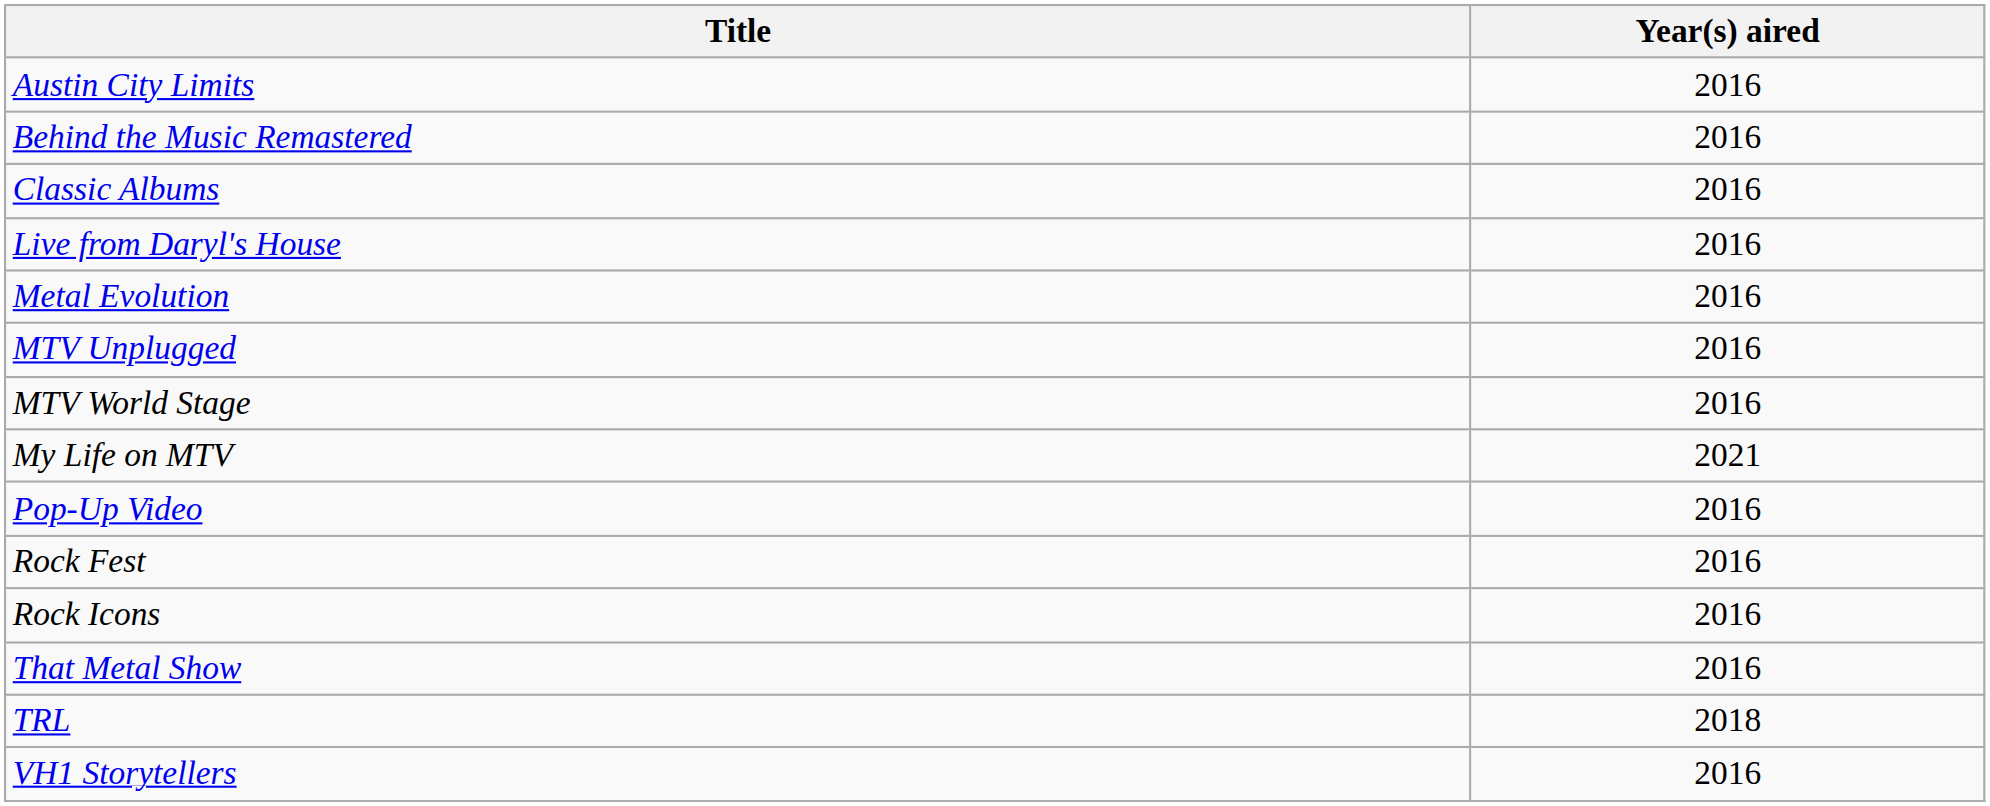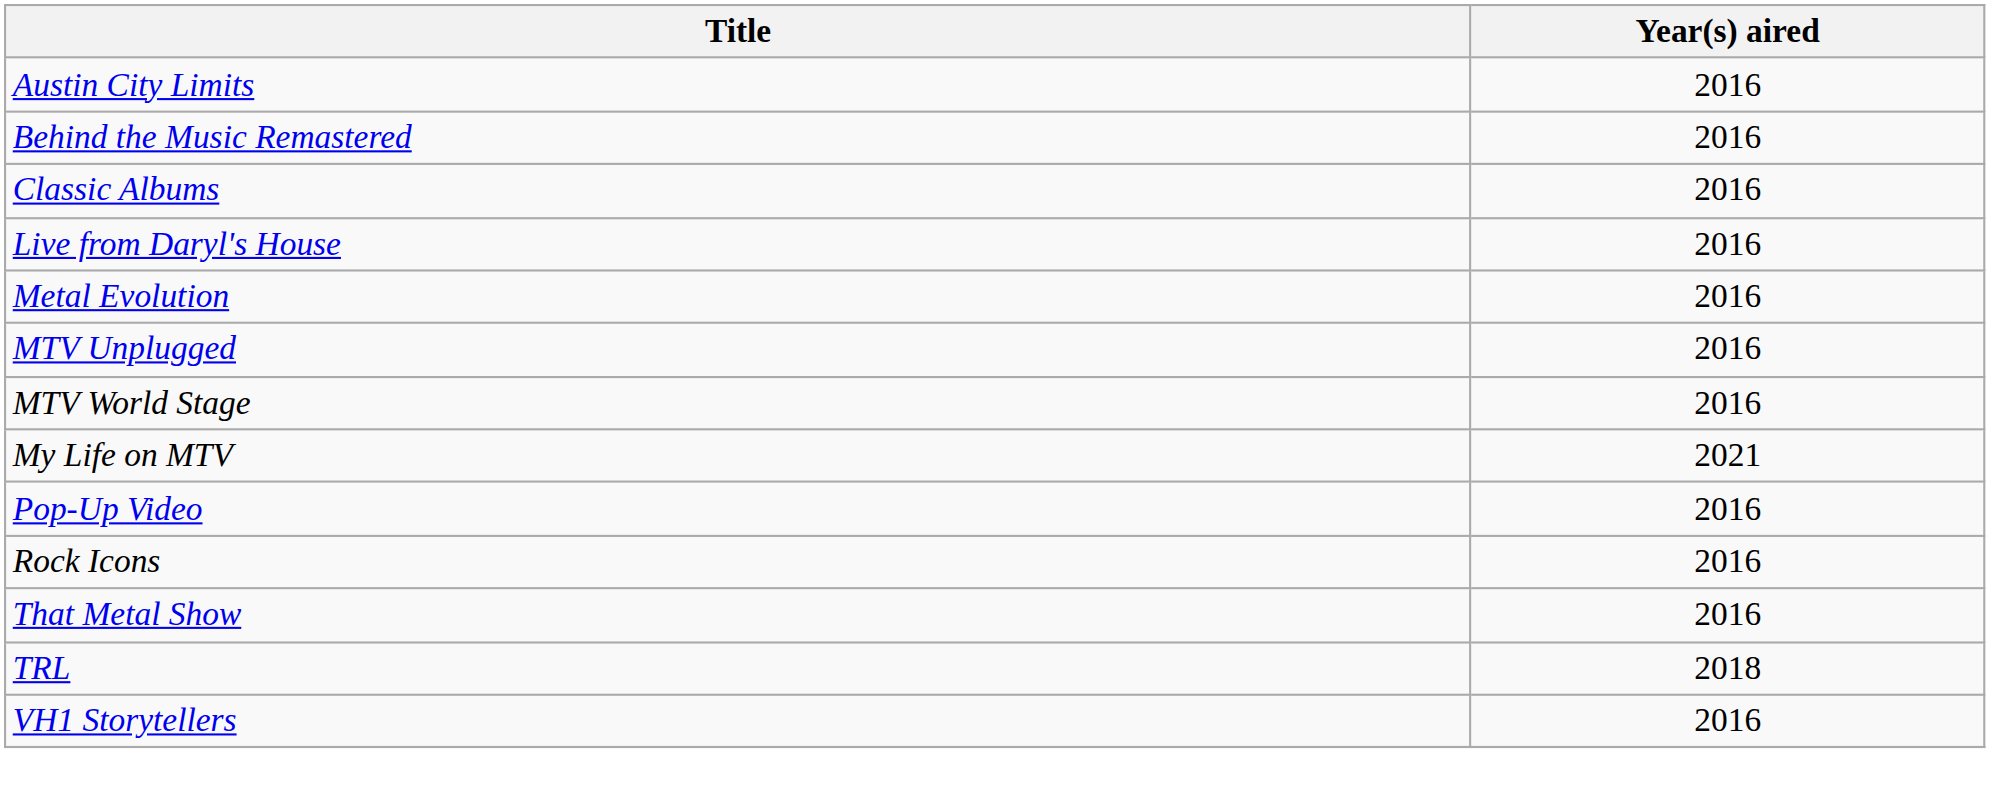- row: (79, 561)
